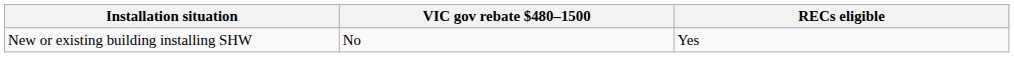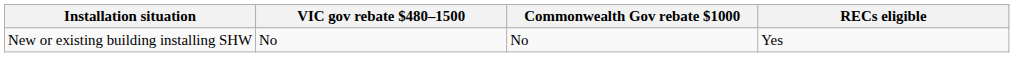+ column: (632, 16)
